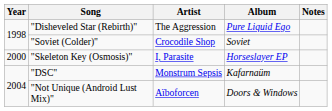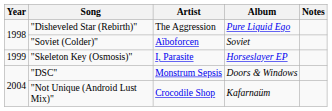(185, 42) Crocodile Shop -> (177, 42) Aïboforcen
(16, 57) 2000 -> (16, 57) 1999
(248, 73) Kafarnaüm -> (262, 73) Doors & Windows
(177, 93) Aïboforcen -> (185, 93) Crocodile Shop
(262, 93) Doors & Windows -> (248, 93) Kafarnaüm
